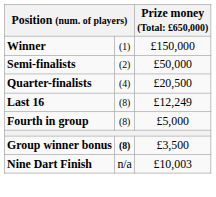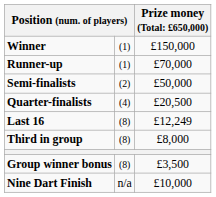+ row: (35, 64)
+ row: (45, 139)
- row: (48, 121)
(125, 145) bold -> (125, 164) normal
(173, 164) £10,003 -> (173, 182) £10,000
